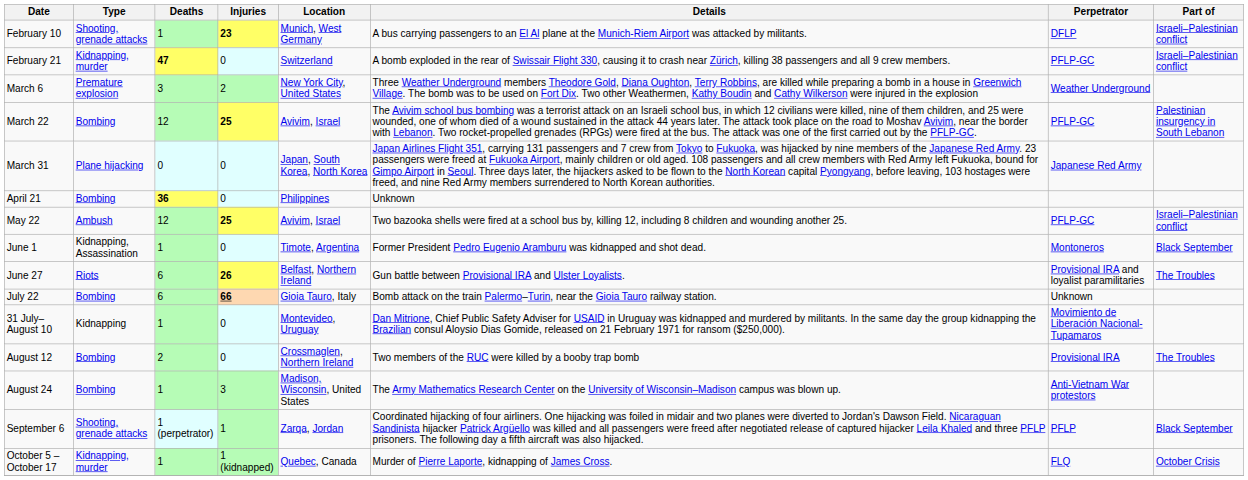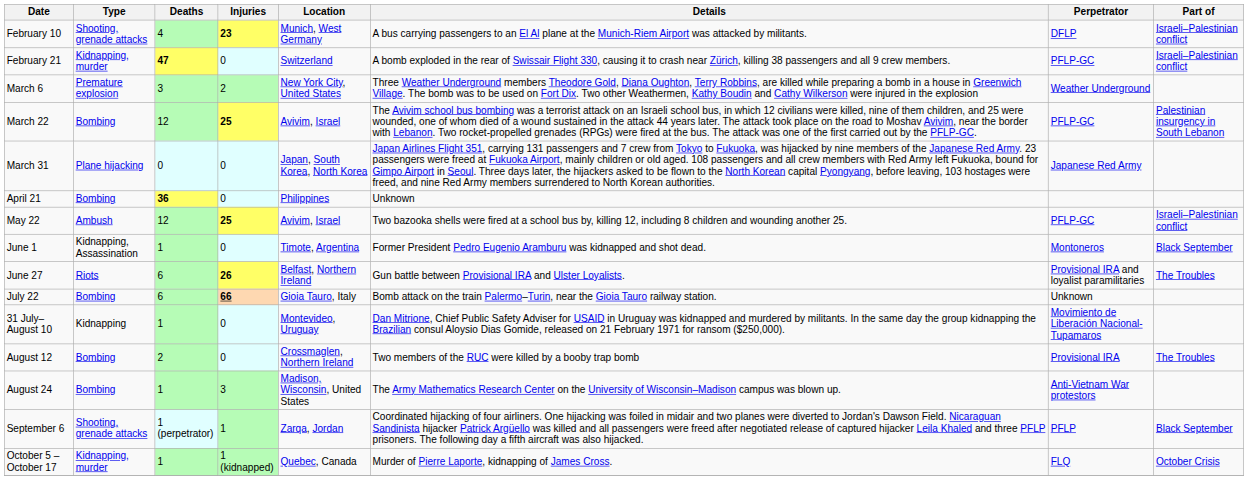(160, 34) 1 -> (160, 34) 4
